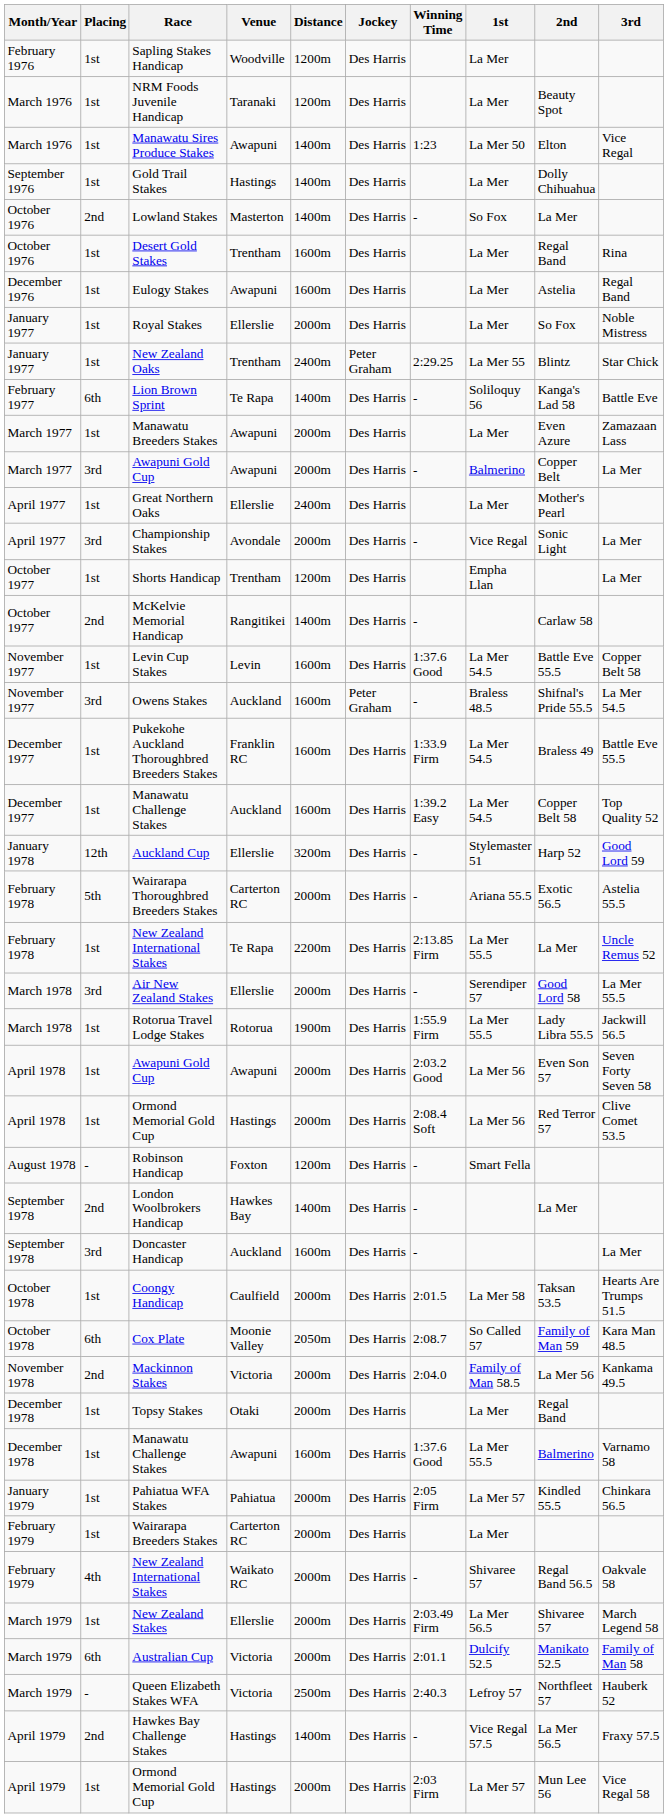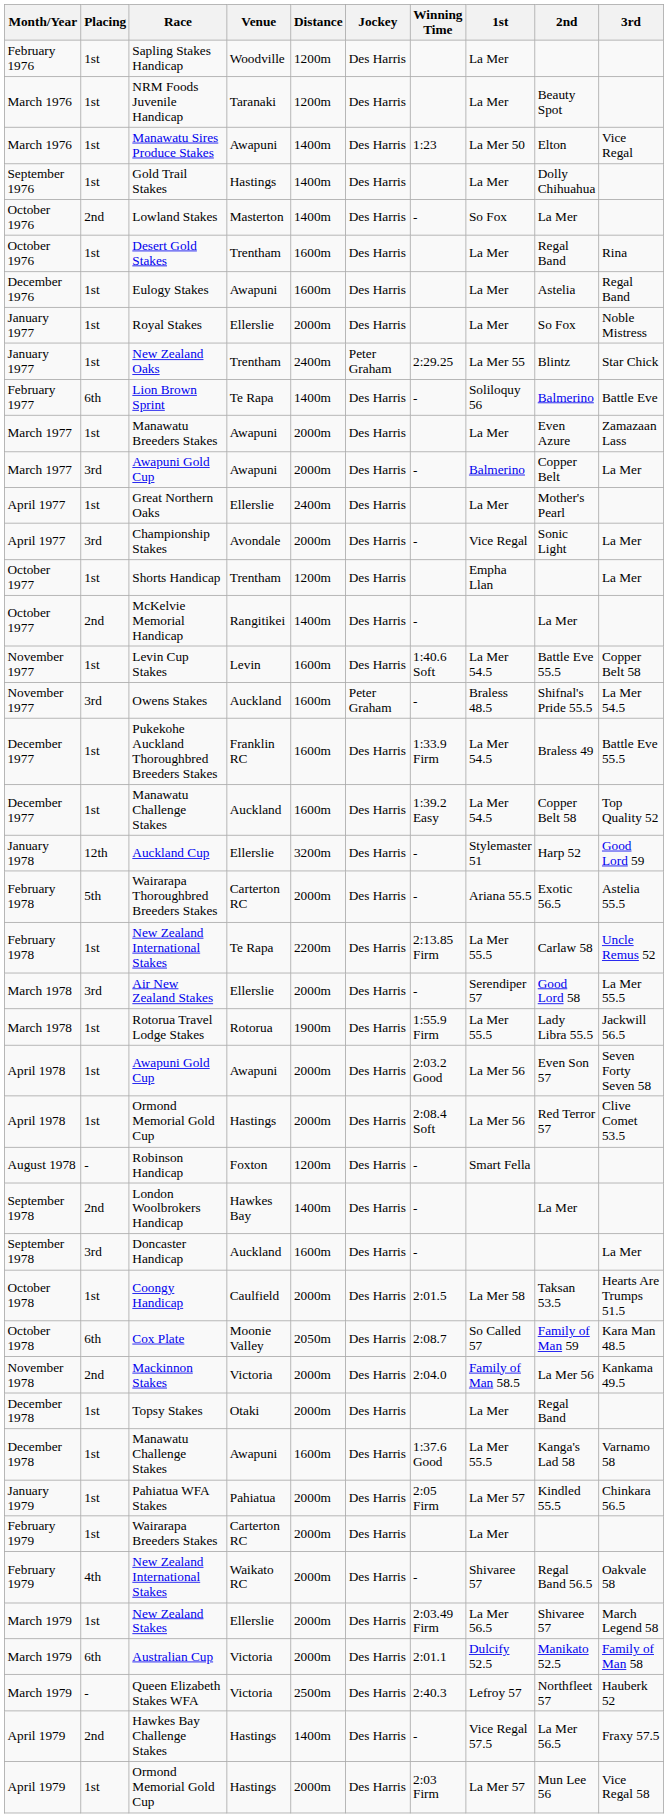(559, 397) Kanga's Lad 58 -> (566, 397) Balmerino
(565, 620) Carlaw 58 -> (557, 620) La Mer
(430, 664) 1:37.6 Good -> (430, 664) 1:40.6 Soft
(557, 947) La Mer -> (565, 947) Carlaw 58
(566, 1454) Balmerino -> (559, 1454) Kanga's Lad 58
